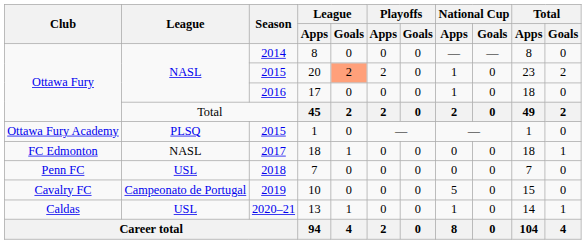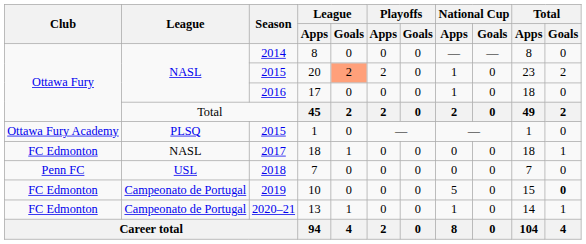(63, 190) Cavalry FC -> (63, 190) FC Edmonton
(563, 190) normal -> (563, 190) bold
(63, 209) Caldas -> (63, 209) FC Edmonton
(185, 209) USL -> (185, 209) Campeonato de Portugal
